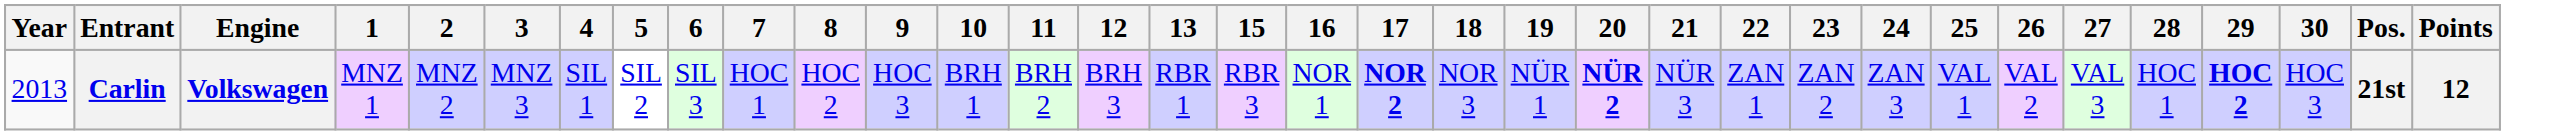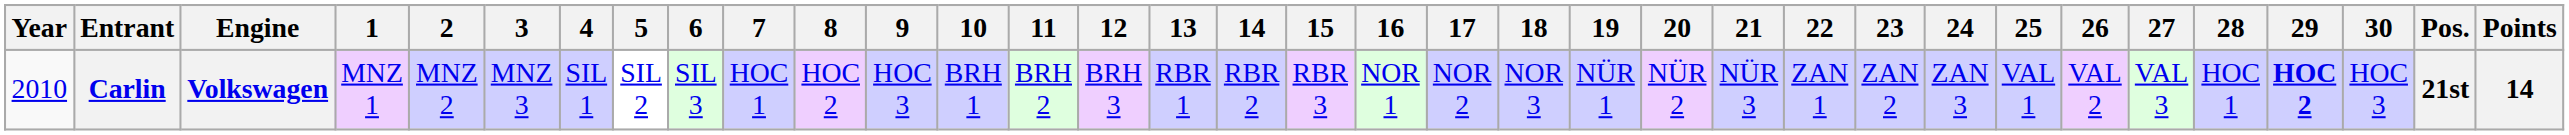+ column: (1252, 26)
(39, 89) 2013 -> (39, 89) 2010
(1395, 89) bold -> (1462, 89) normal
(1612, 89) bold -> (1677, 89) normal
(2456, 89) 12 -> (2520, 89) 14
